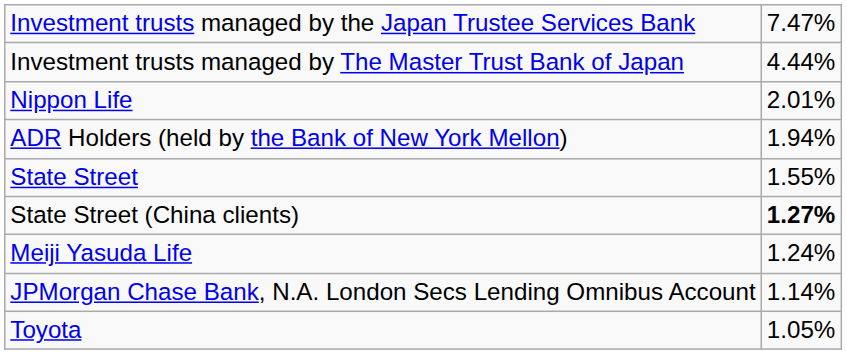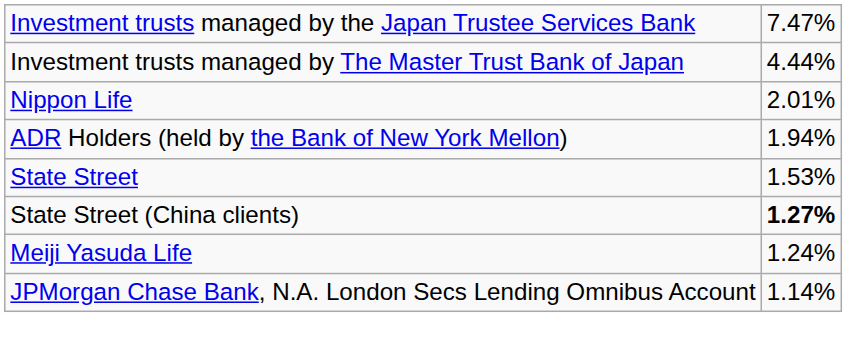(801, 176) 1.55% -> (801, 176) 1.53%
- row: (46, 330)
